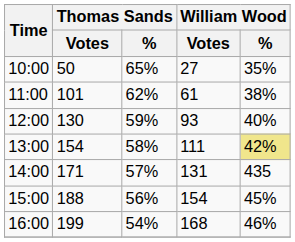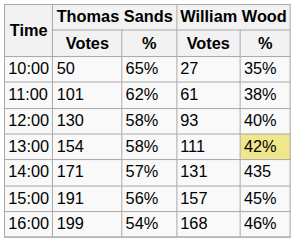(142, 120) 59% -> (142, 120) 58%
(70, 198) 188 -> (70, 198) 191
(194, 198) 154 -> (194, 198) 157
